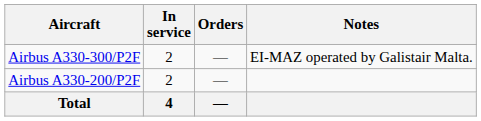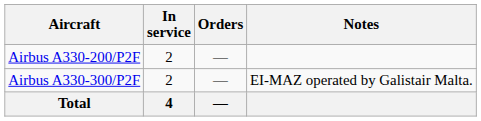rows swapped: (74, 80) <-> (74, 56)
